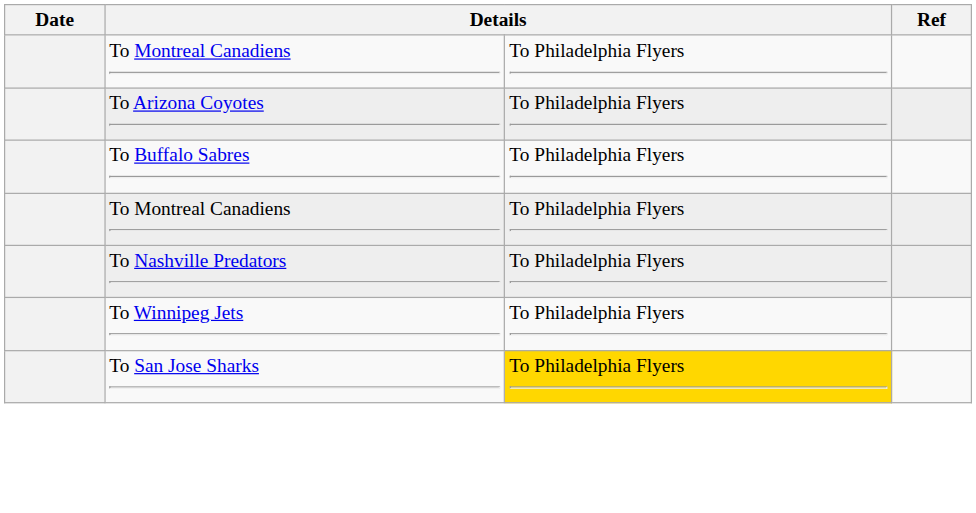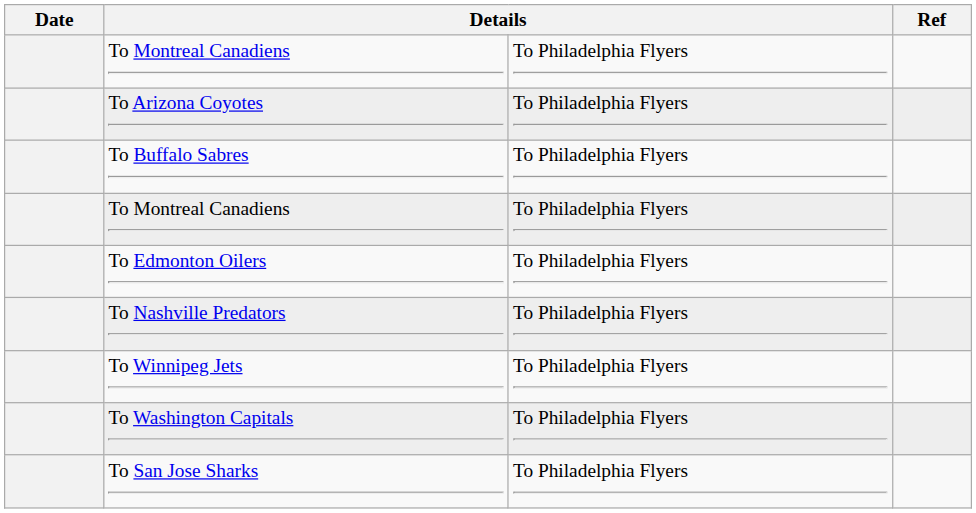+ row: (54, 271)
+ row: (54, 429)
(698, 372) gold background -> (700, 477) no background
